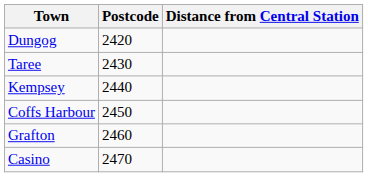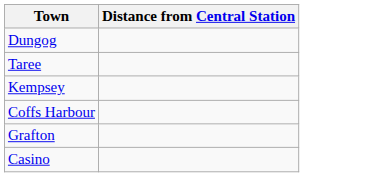- column: (130, 16)
